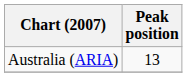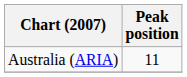(152, 59) 13 -> (152, 59) 11
